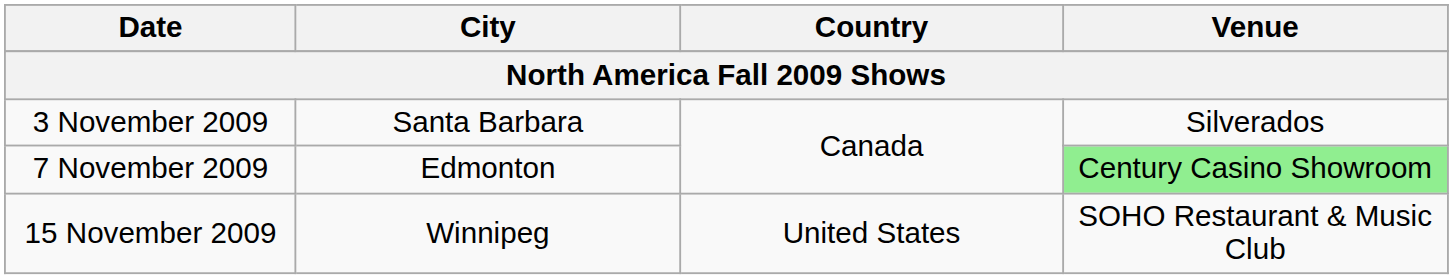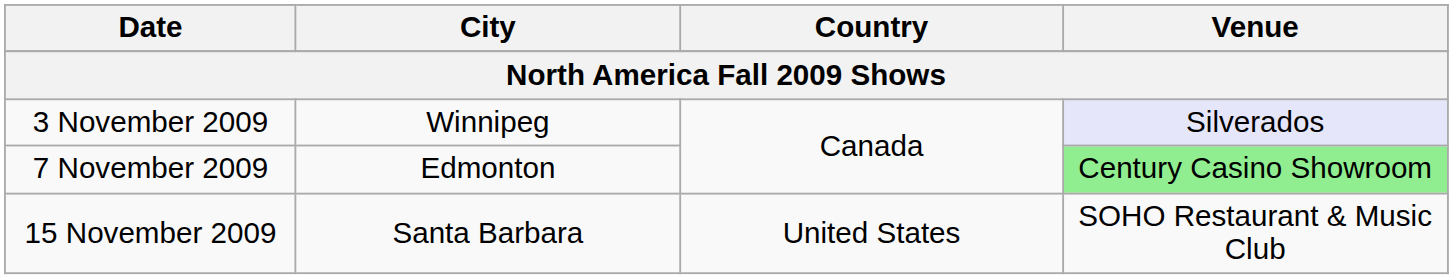(488, 121) Santa Barbara -> (488, 121) Winnipeg
(1255, 121) no background -> (1255, 121) lavender background
(488, 232) Winnipeg -> (488, 232) Santa Barbara
